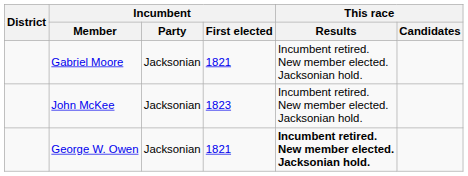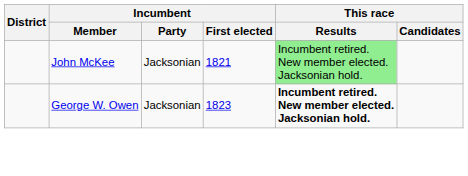- row: (87, 62)
(218, 105) 1823 -> (218, 62) 1821
(333, 105) no background -> (333, 62) lightgreen background
(218, 149) 1821 -> (218, 105) 1823
